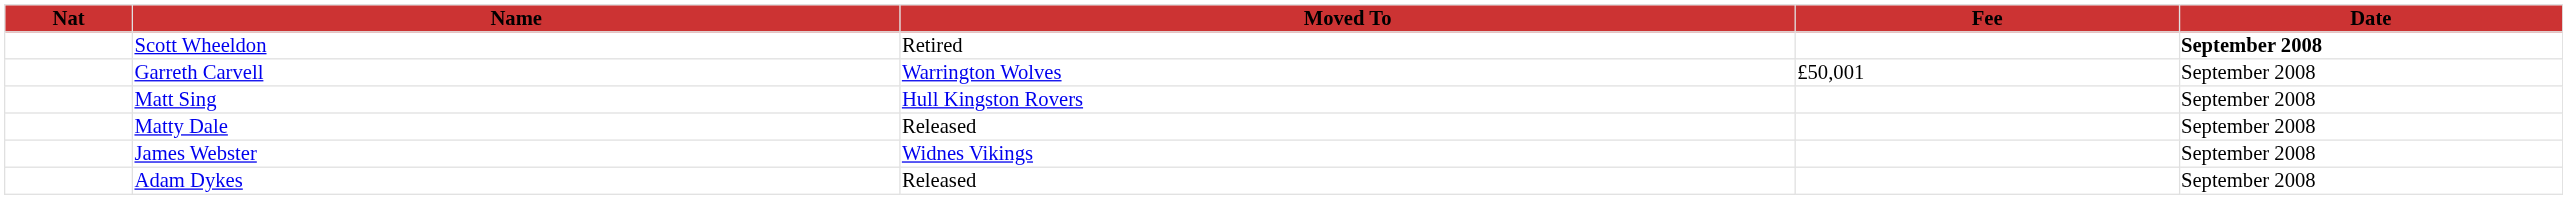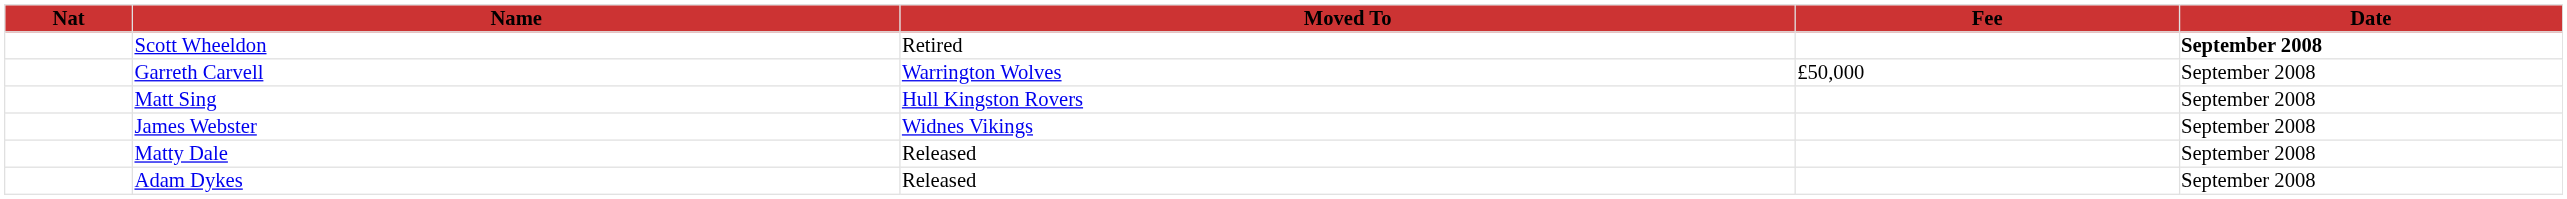(1831, 72) £50,001 -> (1831, 72) £50,000
rows swapped: (181, 126) <-> (196, 153)
